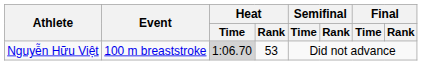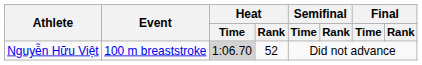(271, 51) 53 -> (271, 51) 52
